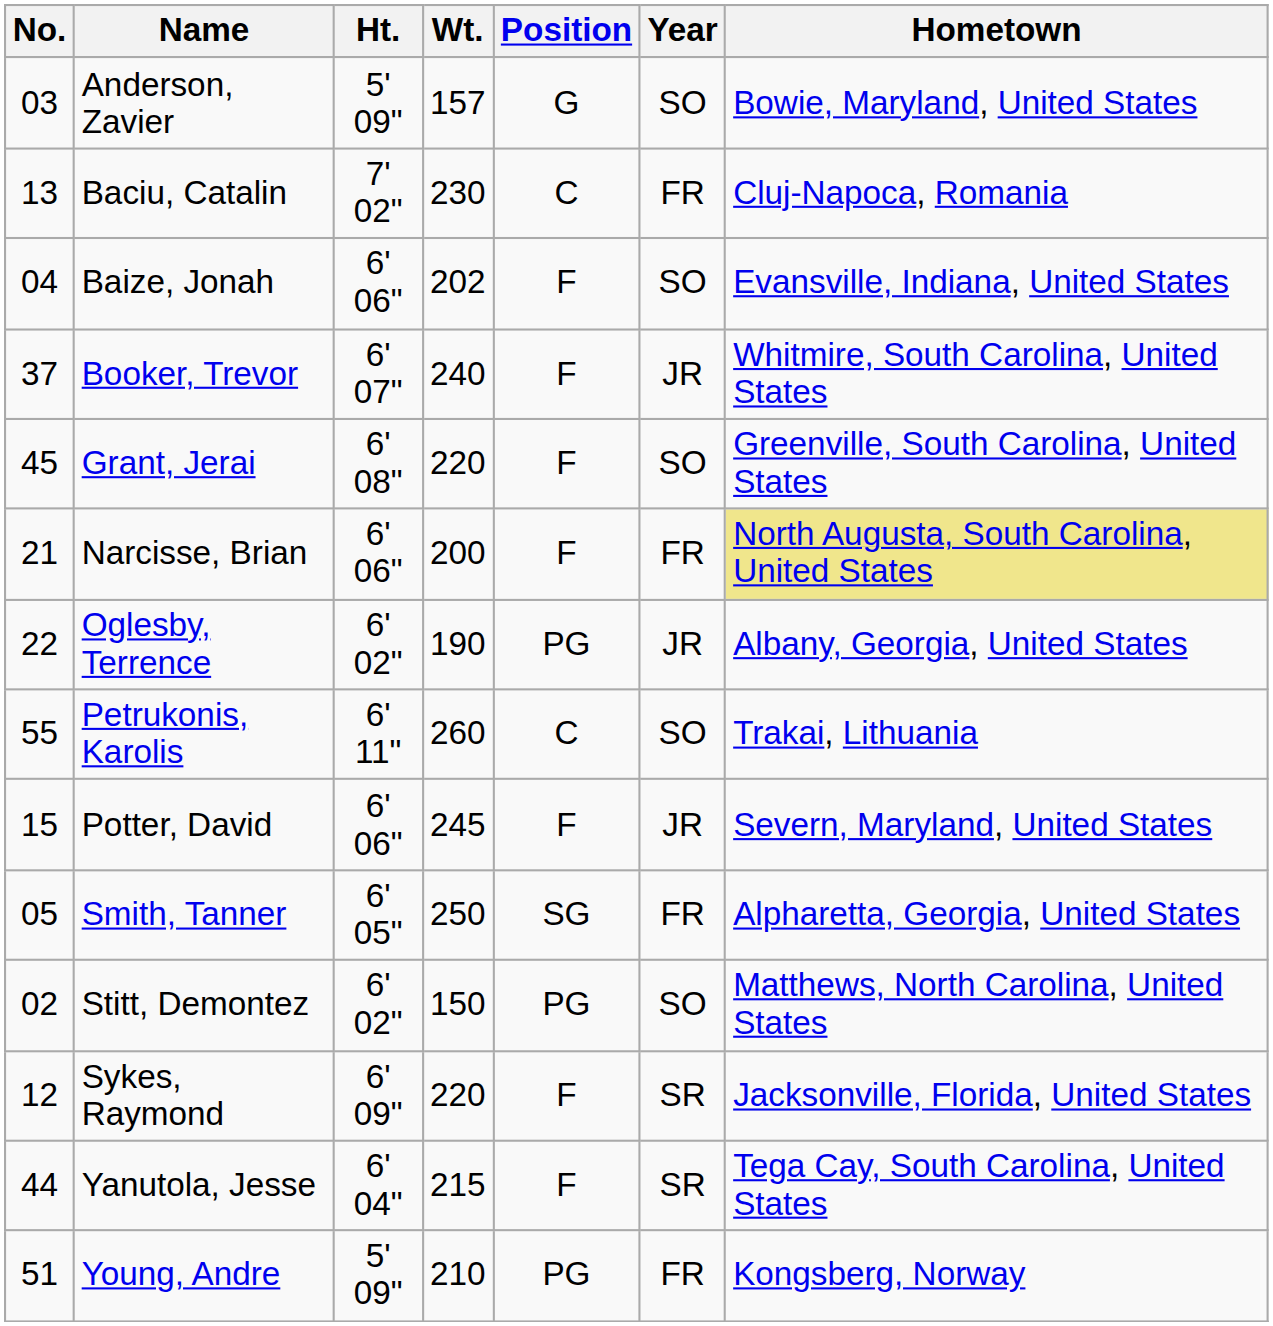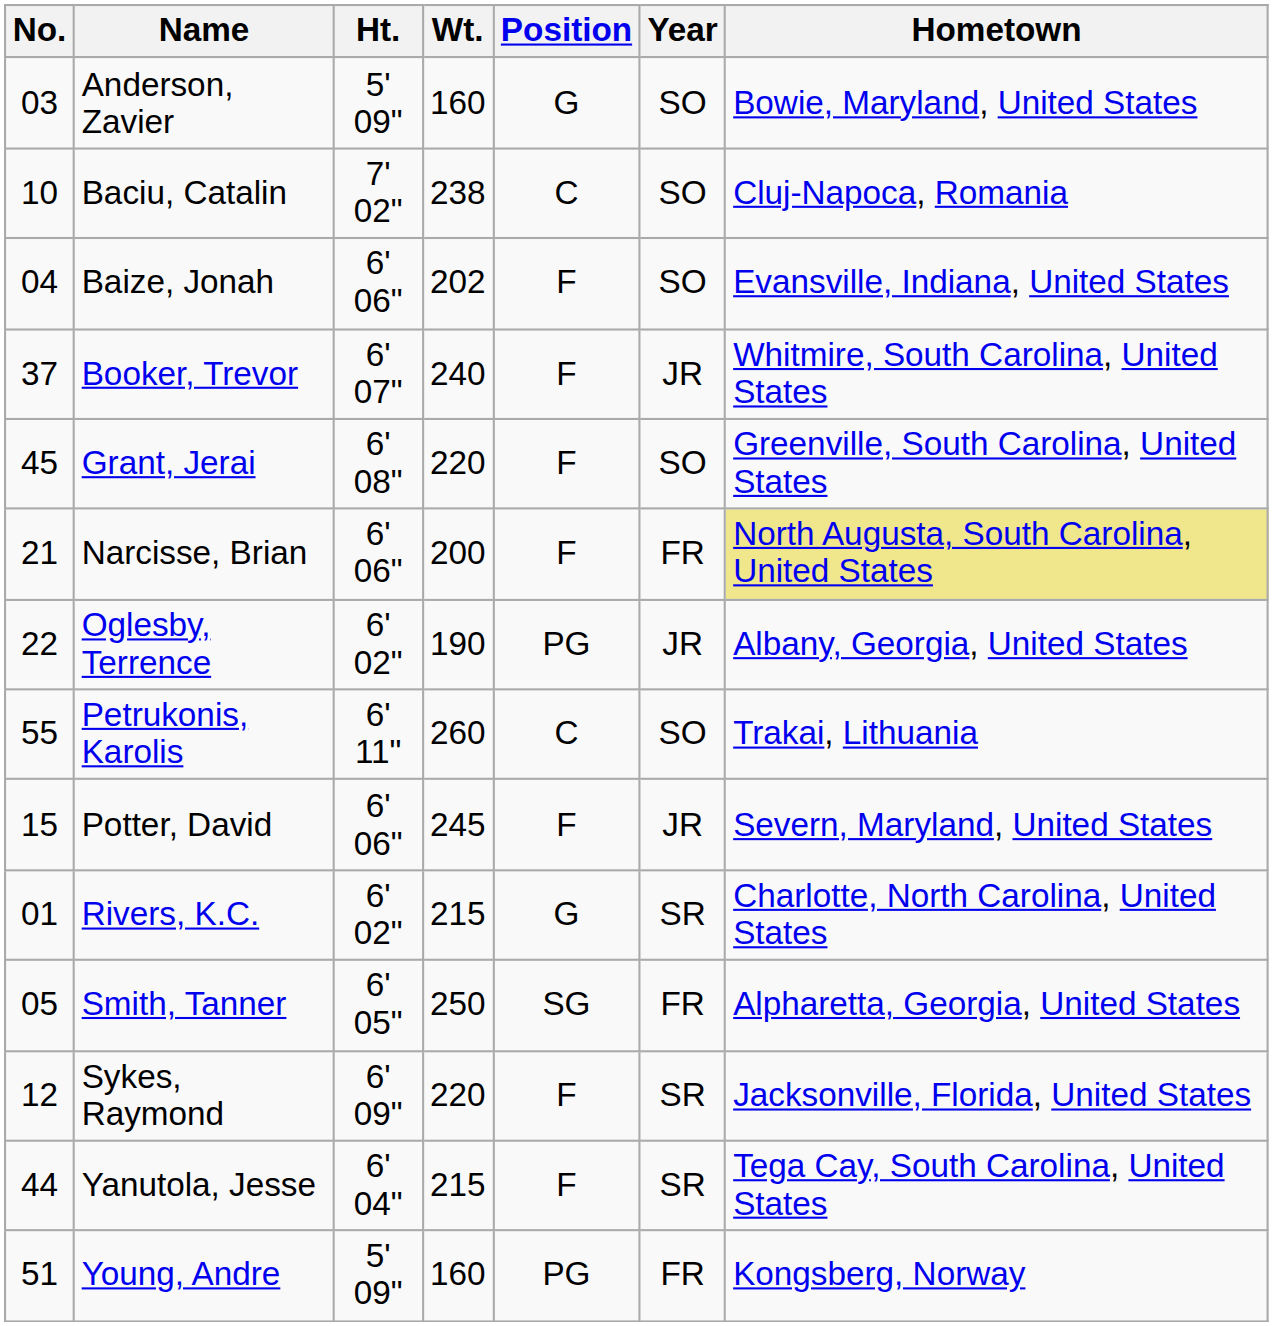(458, 102) 157 -> (458, 102) 160
(40, 192) 13 -> (40, 192) 10
(458, 192) 230 -> (458, 192) 238
(683, 192) FR -> (683, 192) SO
+ row: (170, 914)
- row: (195, 1004)
(458, 1275) 210 -> (458, 1275) 160
